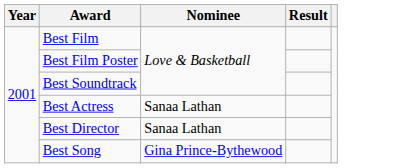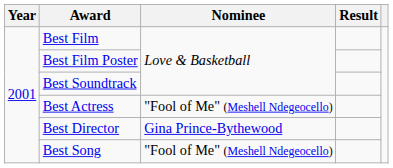(183, 106) Sanaa Lathan -> (238, 106) "Fool of Me" (Meshell Ndegeocello)
(183, 128) Sanaa Lathan -> (213, 128) Gina Prince-Bythewood
(213, 151) Gina Prince-Bythewood -> (238, 151) "Fool of Me" (Meshell Ndegeocello)
